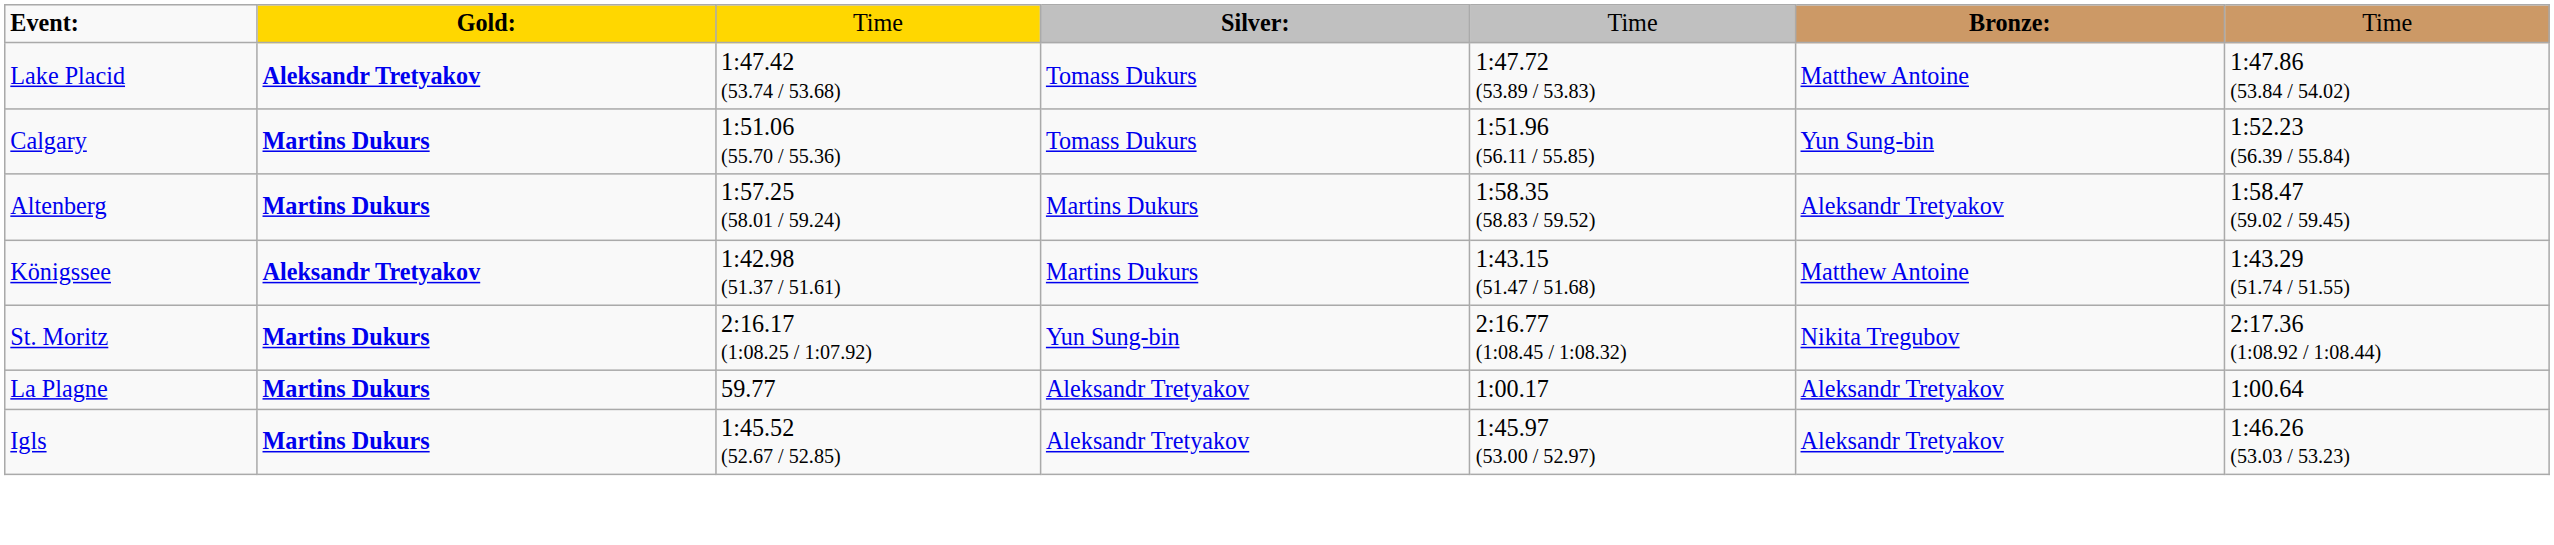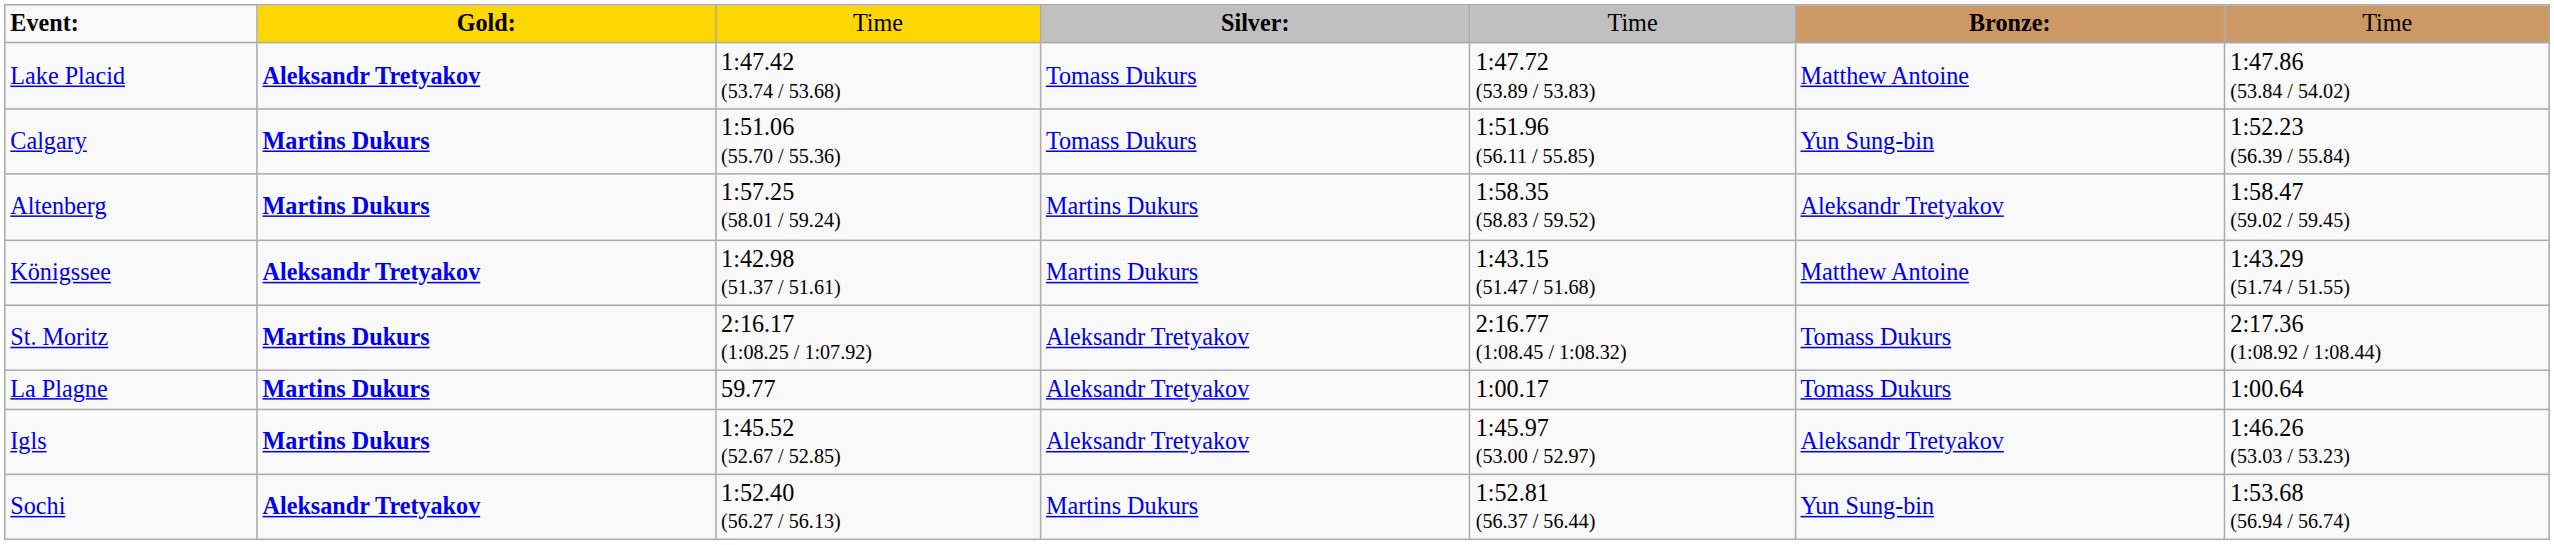(1113, 337) Yun Sung-bin -> (1148, 337) Aleksandr Tretyakov
(1880, 337) Nikita Tregubov -> (1876, 337) Tomass Dukurs
(1902, 389) Aleksandr Tretyakov -> (1876, 389) Tomass Dukurs
+ row: (38, 506)
